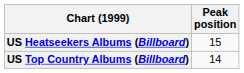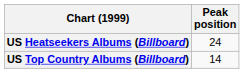(215, 42) 15 -> (215, 42) 24
